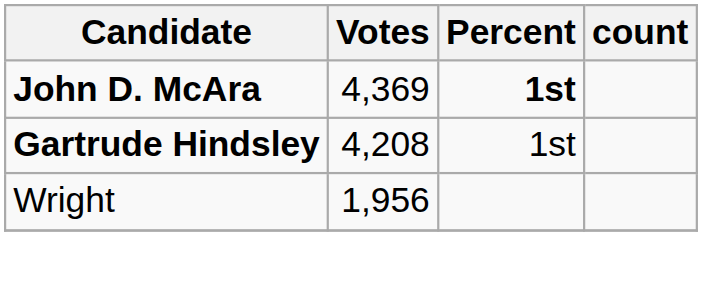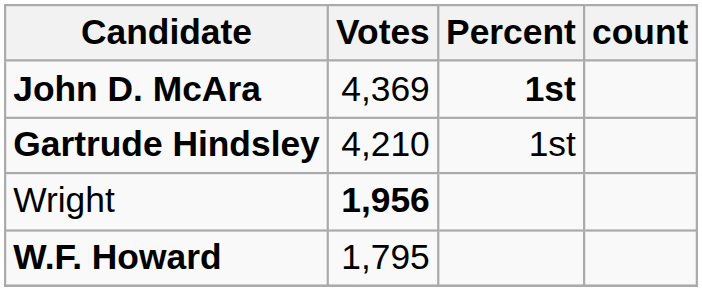(386, 144) 4,208 -> (386, 144) 4,210
(386, 200) normal -> (386, 200) bold
+ row: (117, 256)
